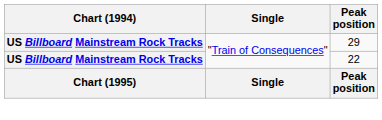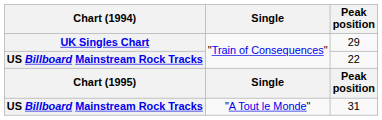(105, 42) US Billboard Mainstream Rock Tracks -> (105, 42) UK Singles Chart
+ row: (354, 106)
